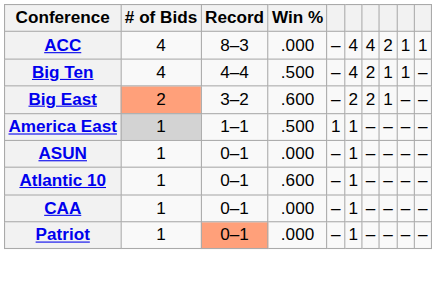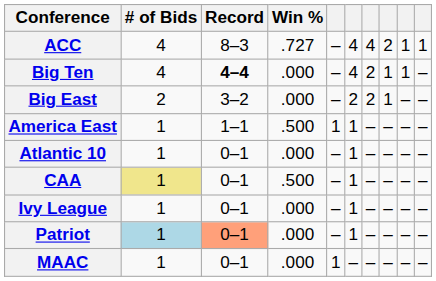(298, 45) .000 -> (298, 45) .727
(235, 72) normal -> (235, 72) bold
(298, 72) .500 -> (298, 72) .000
(161, 99) lightsalmon background -> (161, 99) no background
(298, 99) .600 -> (298, 99) .000
(161, 126) lightgrey background -> (161, 126) no background
- row: (63, 153)
(298, 180) .600 -> (298, 153) .000
(161, 208) no background -> (161, 180) khaki background
(298, 208) .000 -> (298, 180) .500
+ row: (63, 208)
(161, 235) no background -> (161, 235) lightblue background
+ row: (63, 262)
